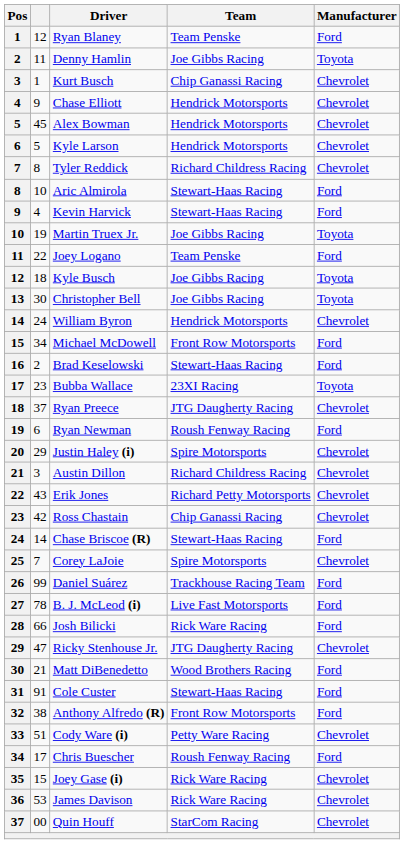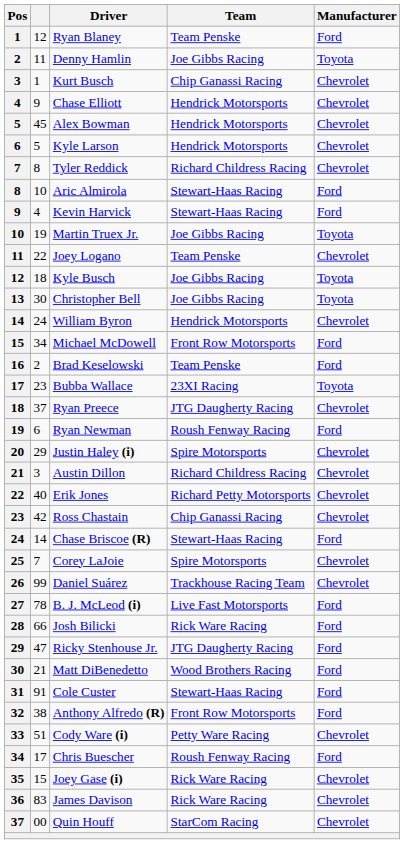(329, 255) Ford -> (343, 255) Chevrolet
(227, 364) Stewart-Haas Racing -> (206, 364) Team Penske
(40, 495) 43 -> (40, 495) 40
(329, 582) Ford -> (343, 582) Chevrolet
(343, 647) Chevrolet -> (329, 647) Ford
(40, 800) 53 -> (40, 800) 83
